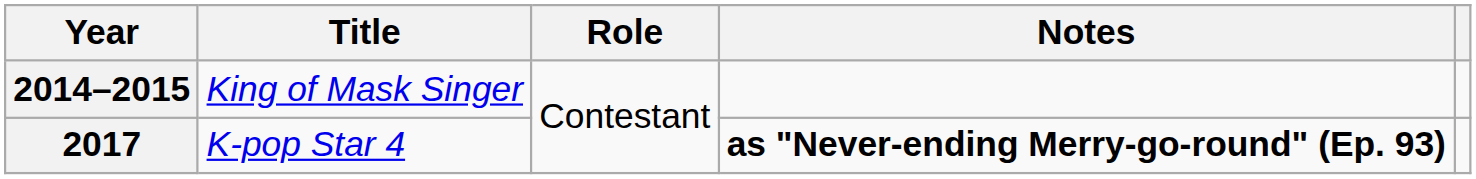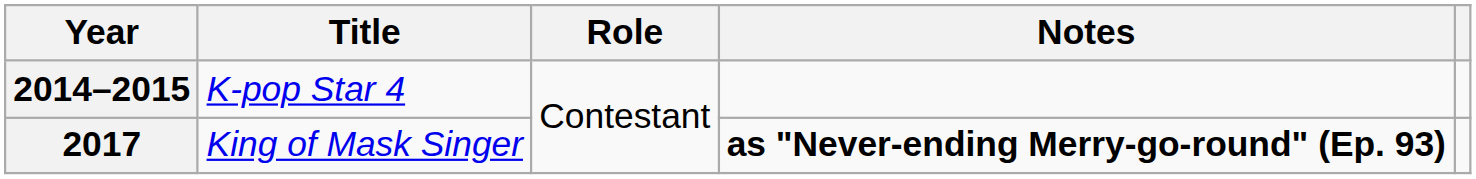(365, 88) King of Mask Singer -> (306, 88) K-pop Star 4
(306, 144) K-pop Star 4 -> (365, 144) King of Mask Singer
